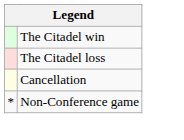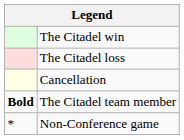+ row: (108, 102)
